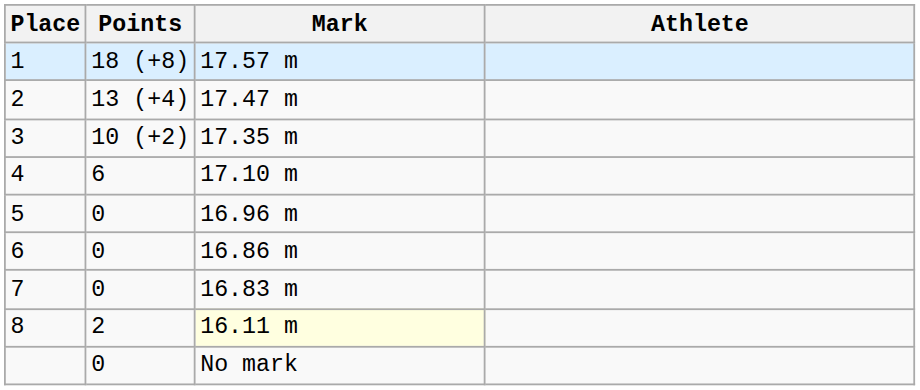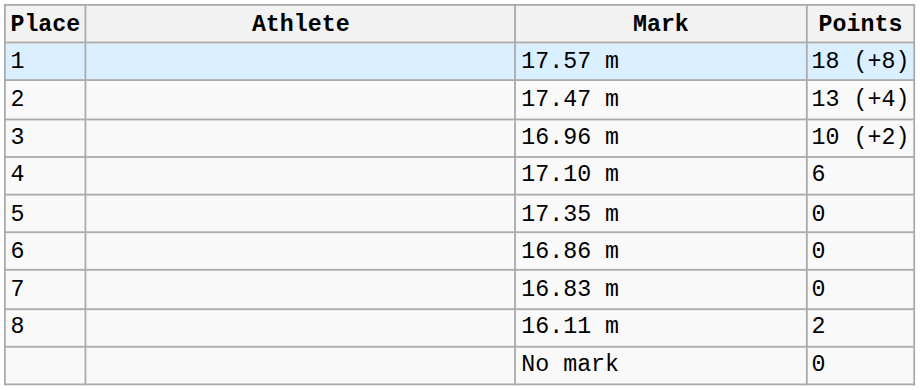columns swapped: (700, 24) <-> (140, 24)
(249, 138) 17.35 m -> (570, 138) 16.96 m
(249, 213) 16.96 m -> (570, 213) 17.35 m
(249, 327) lightyellow background -> (570, 327) no background
